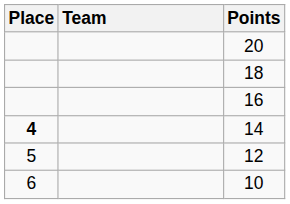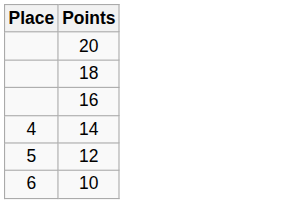- column: (84, 18)
(31, 128) bold -> (31, 128) normal
